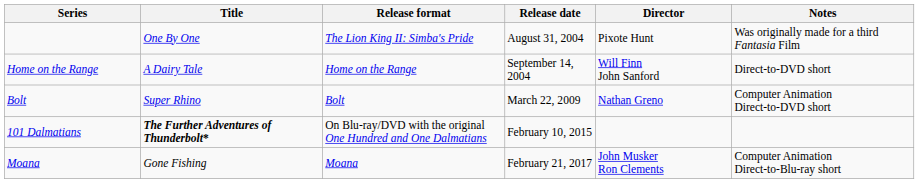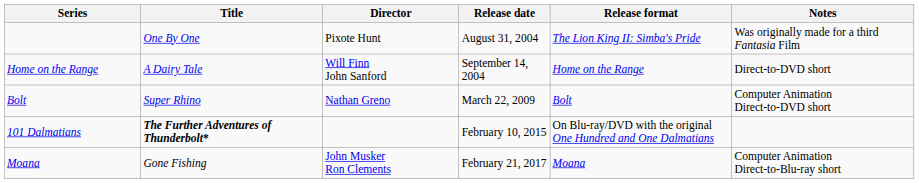columns swapped: (664, 13) <-> (414, 13)
